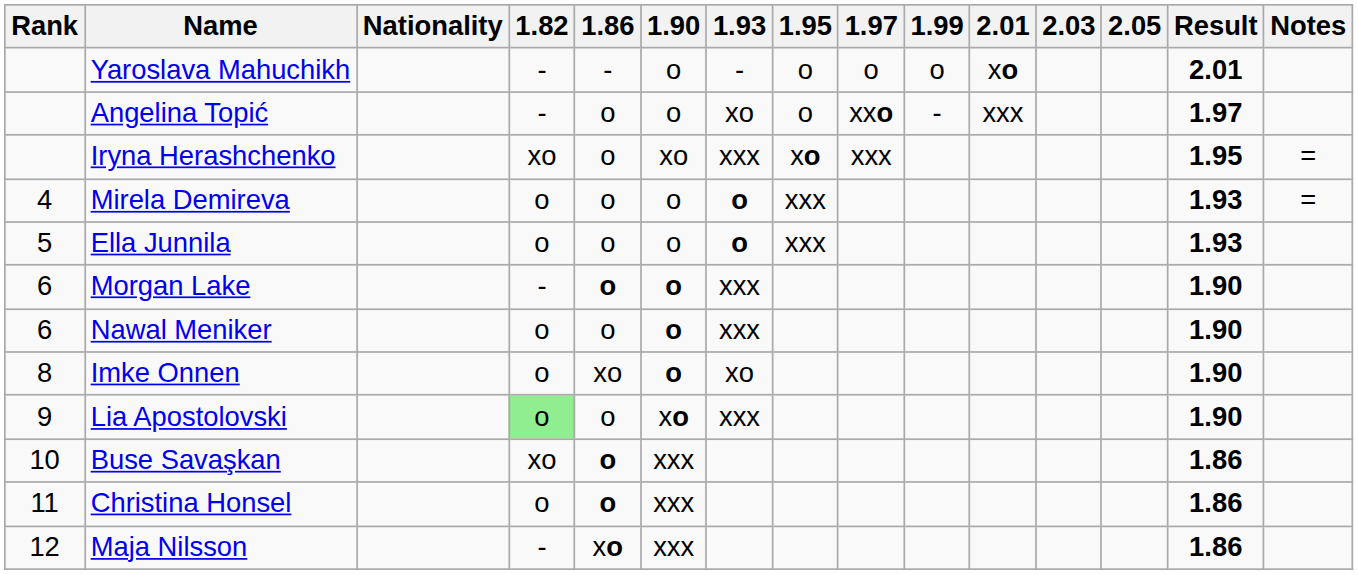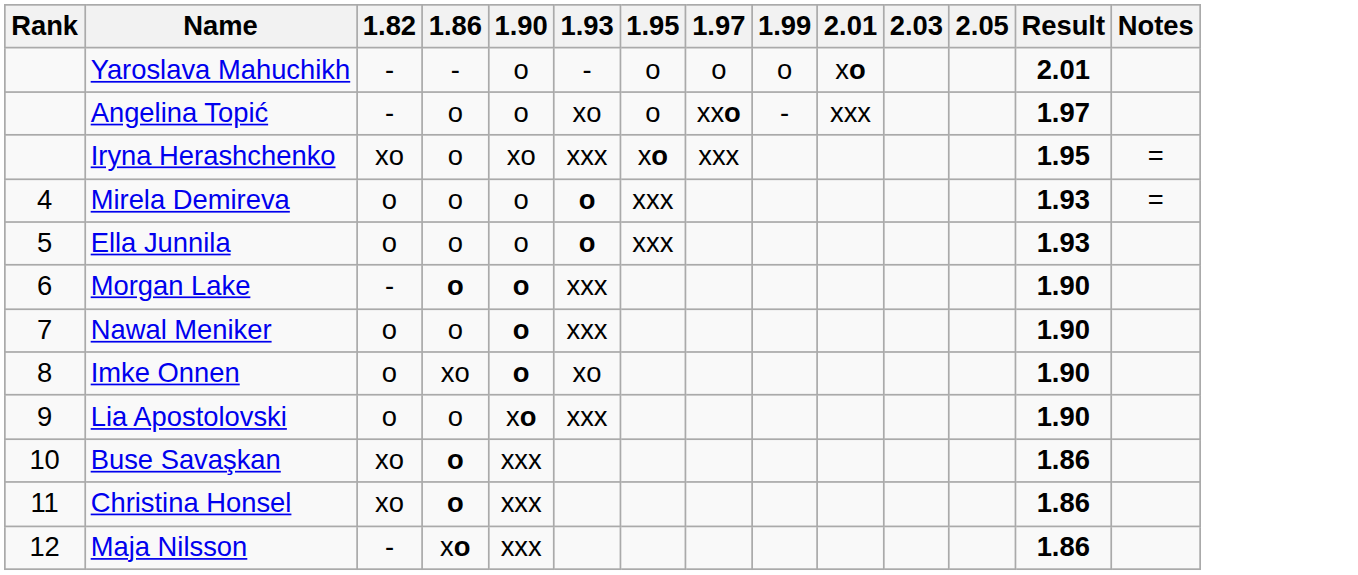- column: (433, 26)
(45, 329) 6 -> (45, 329) 7
(542, 416) lightgreen background -> (389, 416) no background
(542, 503) o -> (389, 503) xo
